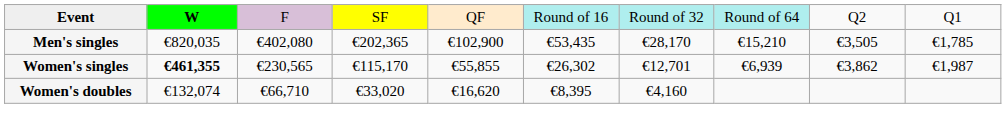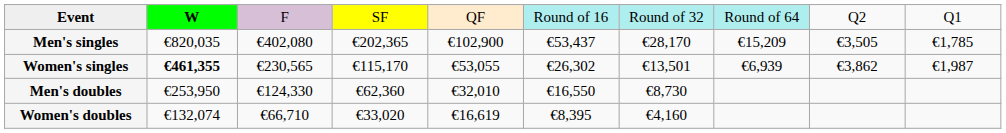(571, 41) €53,435 -> (571, 41) €53,437
(762, 41) €15,210 -> (762, 41) €15,209
(476, 66) €55,855 -> (476, 66) €53,055
(666, 66) €12,701 -> (666, 66) €13,501
+ row: (76, 91)
(476, 91) €16,620 -> (476, 116) €16,619
